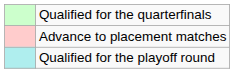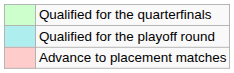rows swapped: (127, 57) <-> (133, 36)
